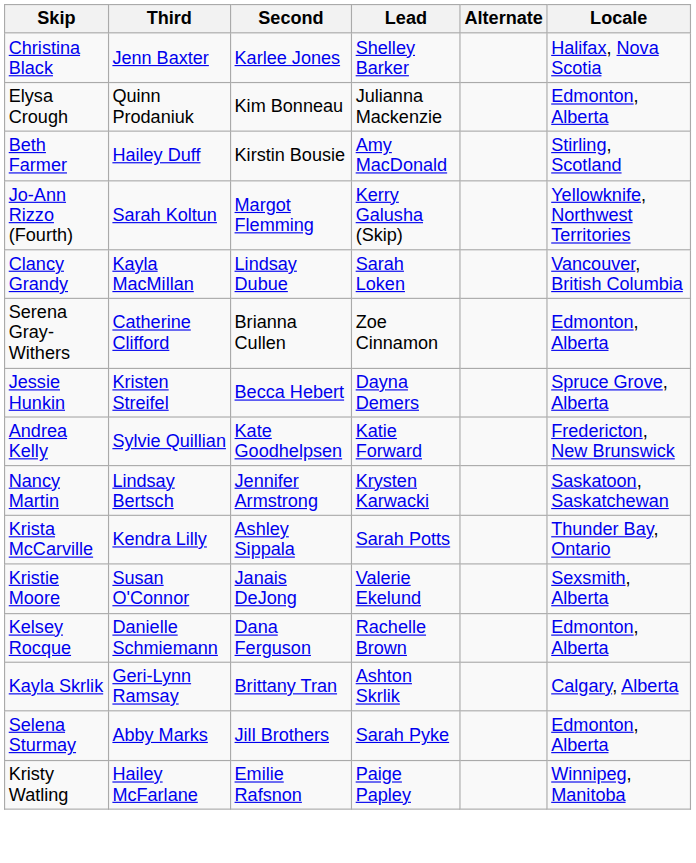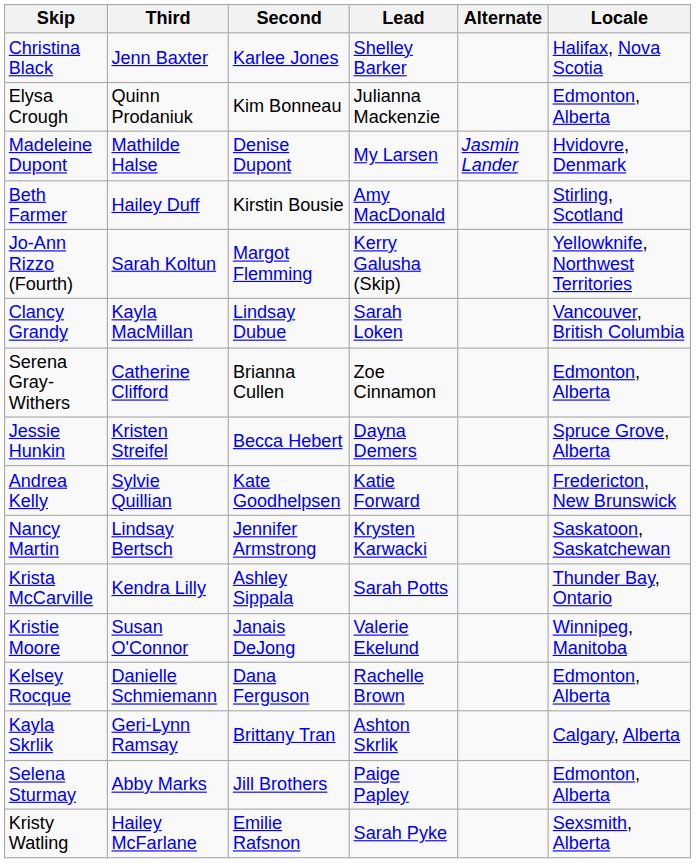+ row: (50, 155)
(591, 588) Sexsmith, Alberta -> (593, 637) Winnipeg, Manitoba
(402, 735) Sarah Pyke -> (381, 784) Paige Papley
(383, 784) Paige Papley -> (400, 833) Sarah Pyke
(591, 784) Winnipeg, Manitoba -> (592, 833) Sexsmith, Alberta
